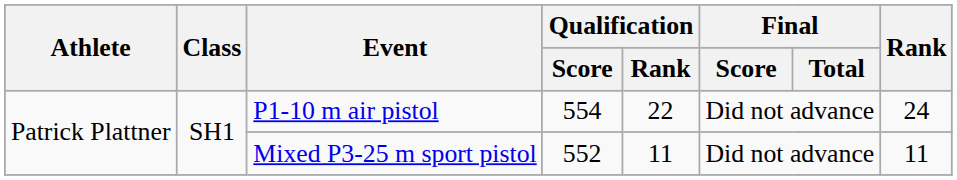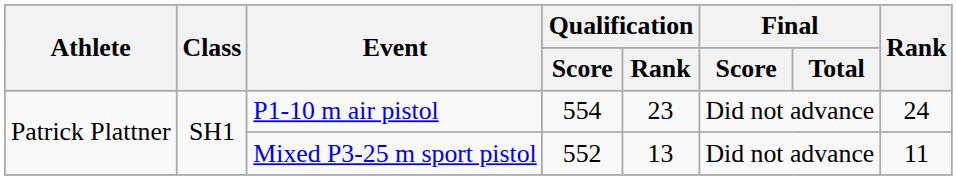(660, 111) 22 -> (660, 111) 23
(660, 153) 11 -> (660, 153) 13
